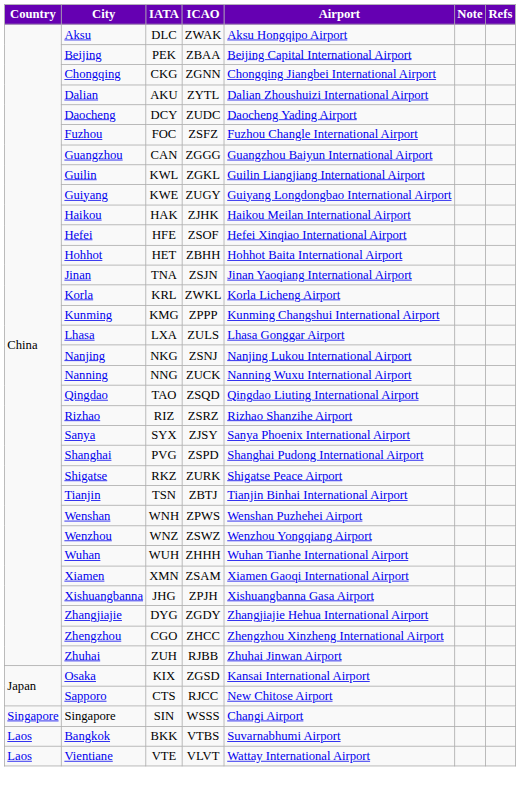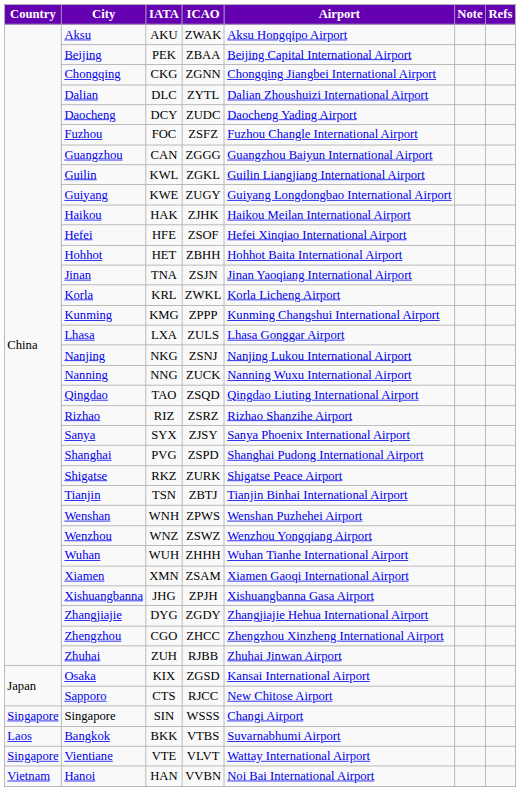(164, 34) DLC -> (164, 34) AKU
(164, 94) AKU -> (164, 94) DLC
(20, 756) Laos -> (33, 756) Singapore
+ row: (80, 776)
